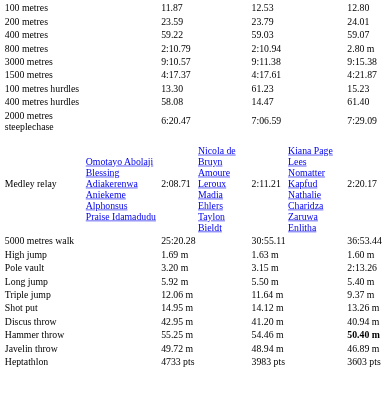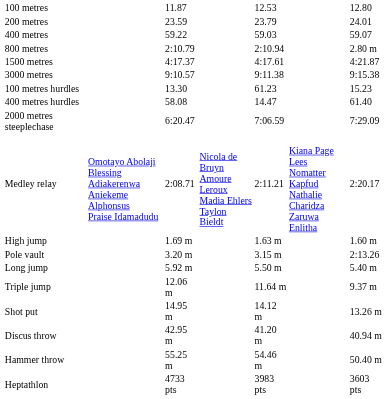rows swapped: (29, 75) <-> (29, 62)
- row: (40, 241)
(364, 335) bold -> (366, 360) normal
- row: (31, 348)
